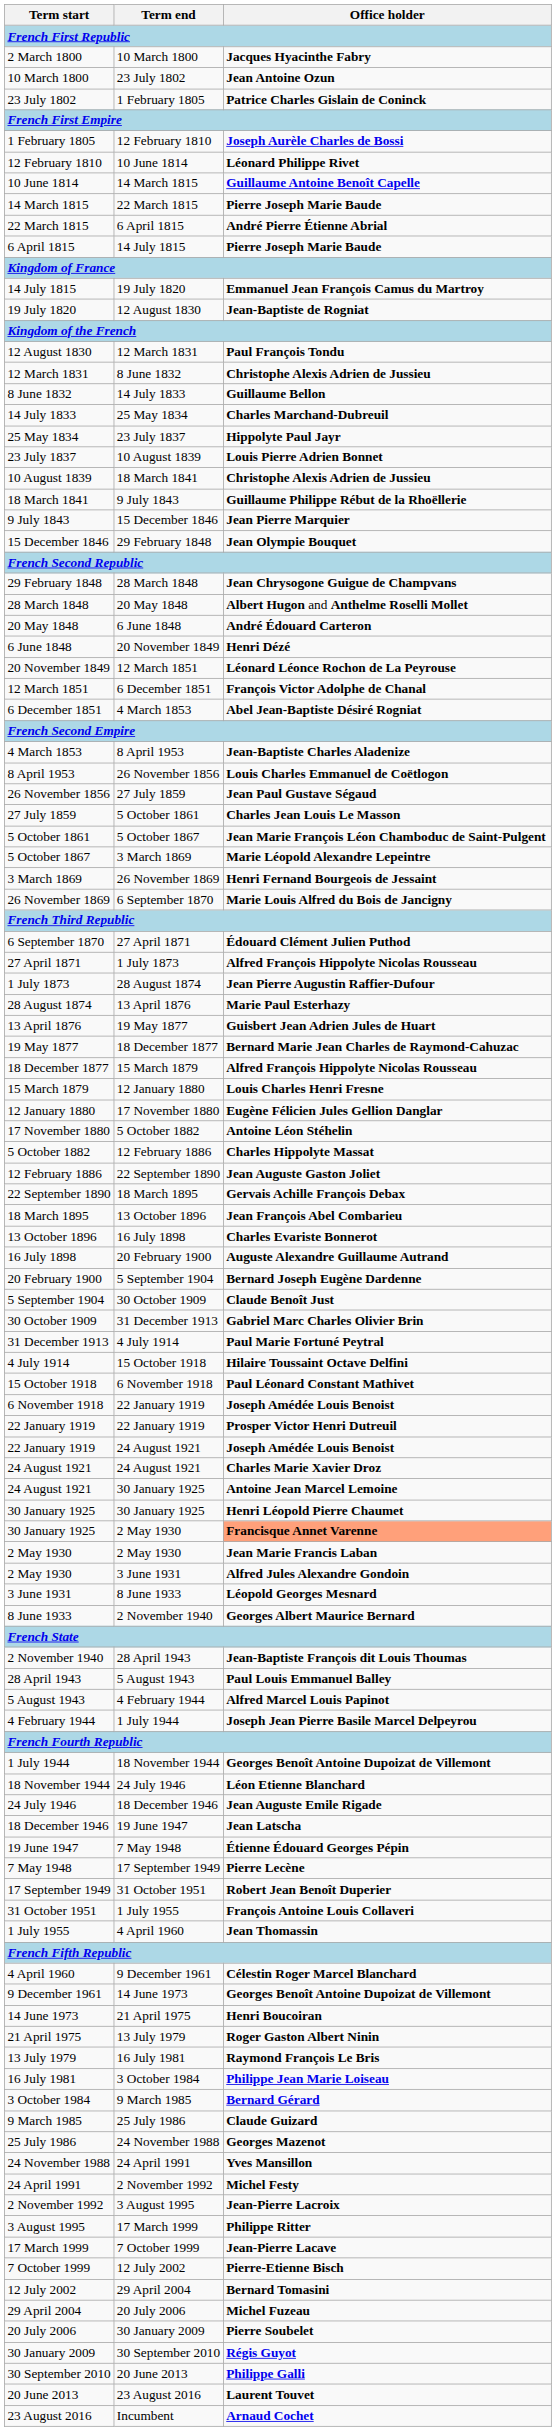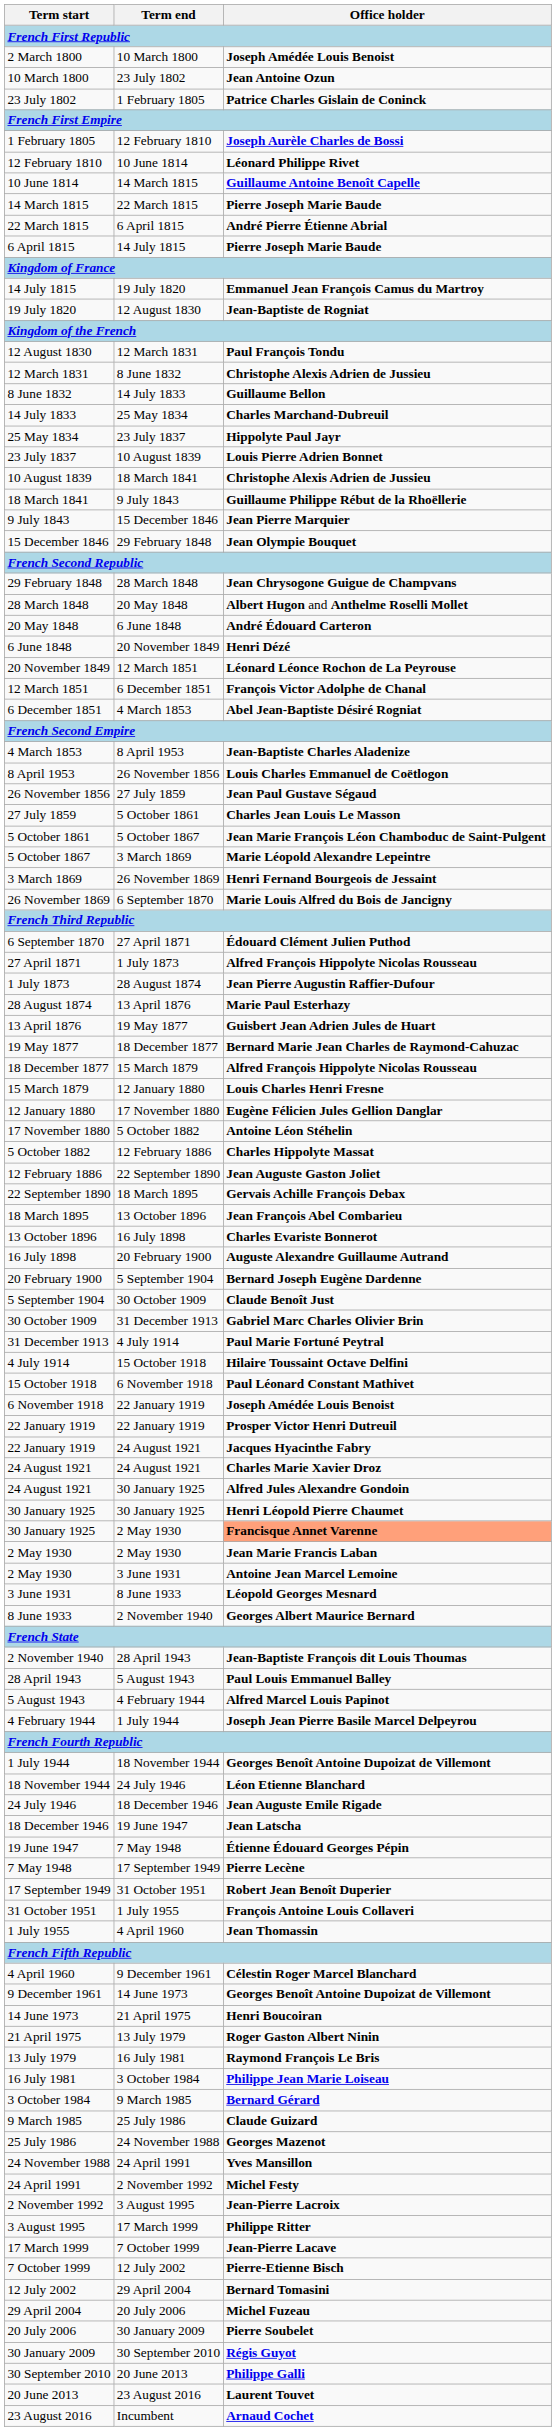(299, 57) Jacques Hyacinthe Fabry -> (310, 57) Joseph Amédée Louis Benoist
(310, 1447) Joseph Amédée Louis Benoist -> (299, 1447) Jacques Hyacinthe Fabry
(312, 1489) Antoine Jean Marcel Lemoine -> (318, 1489) Alfred Jules Alexandre Gondoin
(318, 1573) Alfred Jules Alexandre Gondoin -> (312, 1573) Antoine Jean Marcel Lemoine
